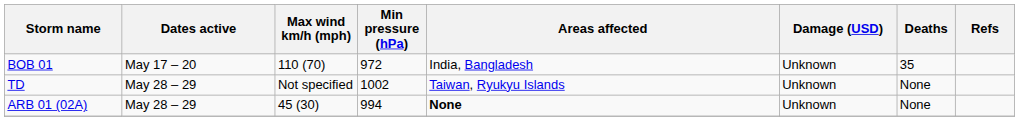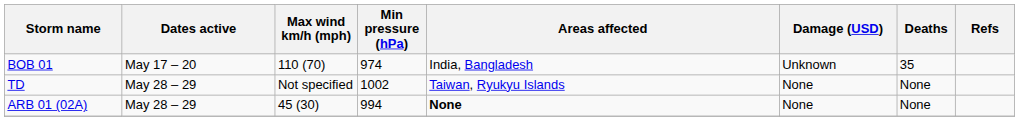(371, 64) 972 -> (371, 64) 974
(809, 85) Unknown -> (798, 85) None
(809, 105) Unknown -> (798, 105) None
